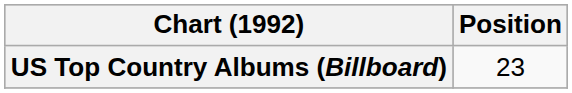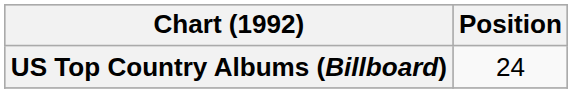(510, 66) 23 -> (510, 66) 24
